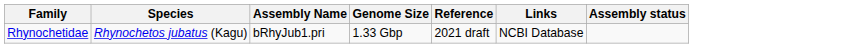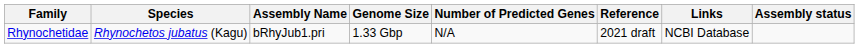+ column: (515, 14)
